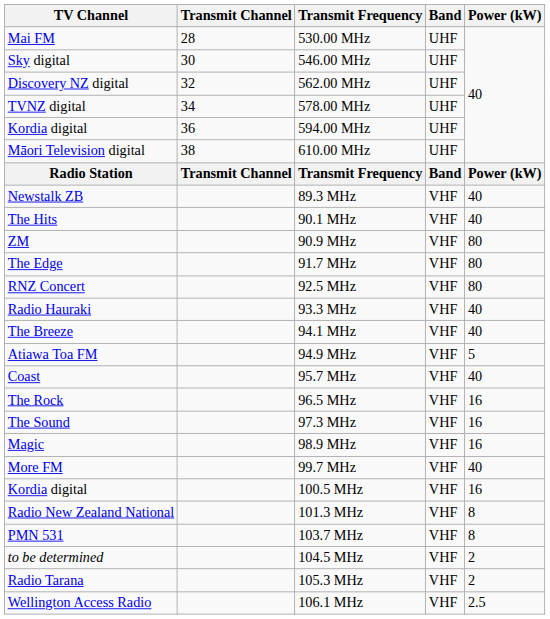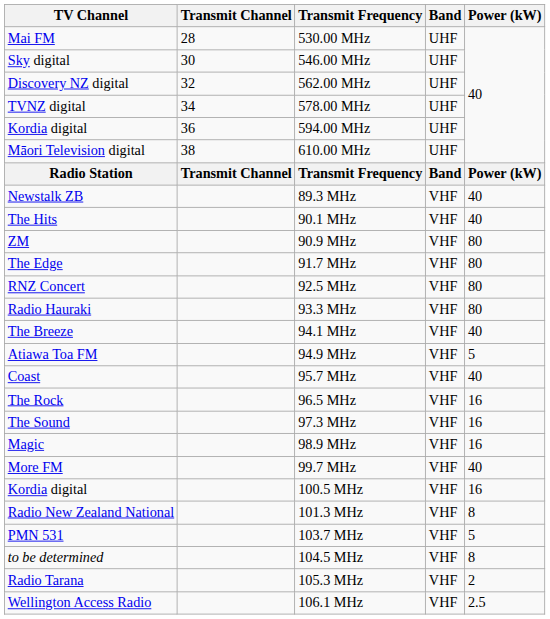(475, 309) 40 -> (475, 309) 80
(471, 535) 8 -> (471, 535) 5
(471, 557) 2 -> (471, 557) 8
